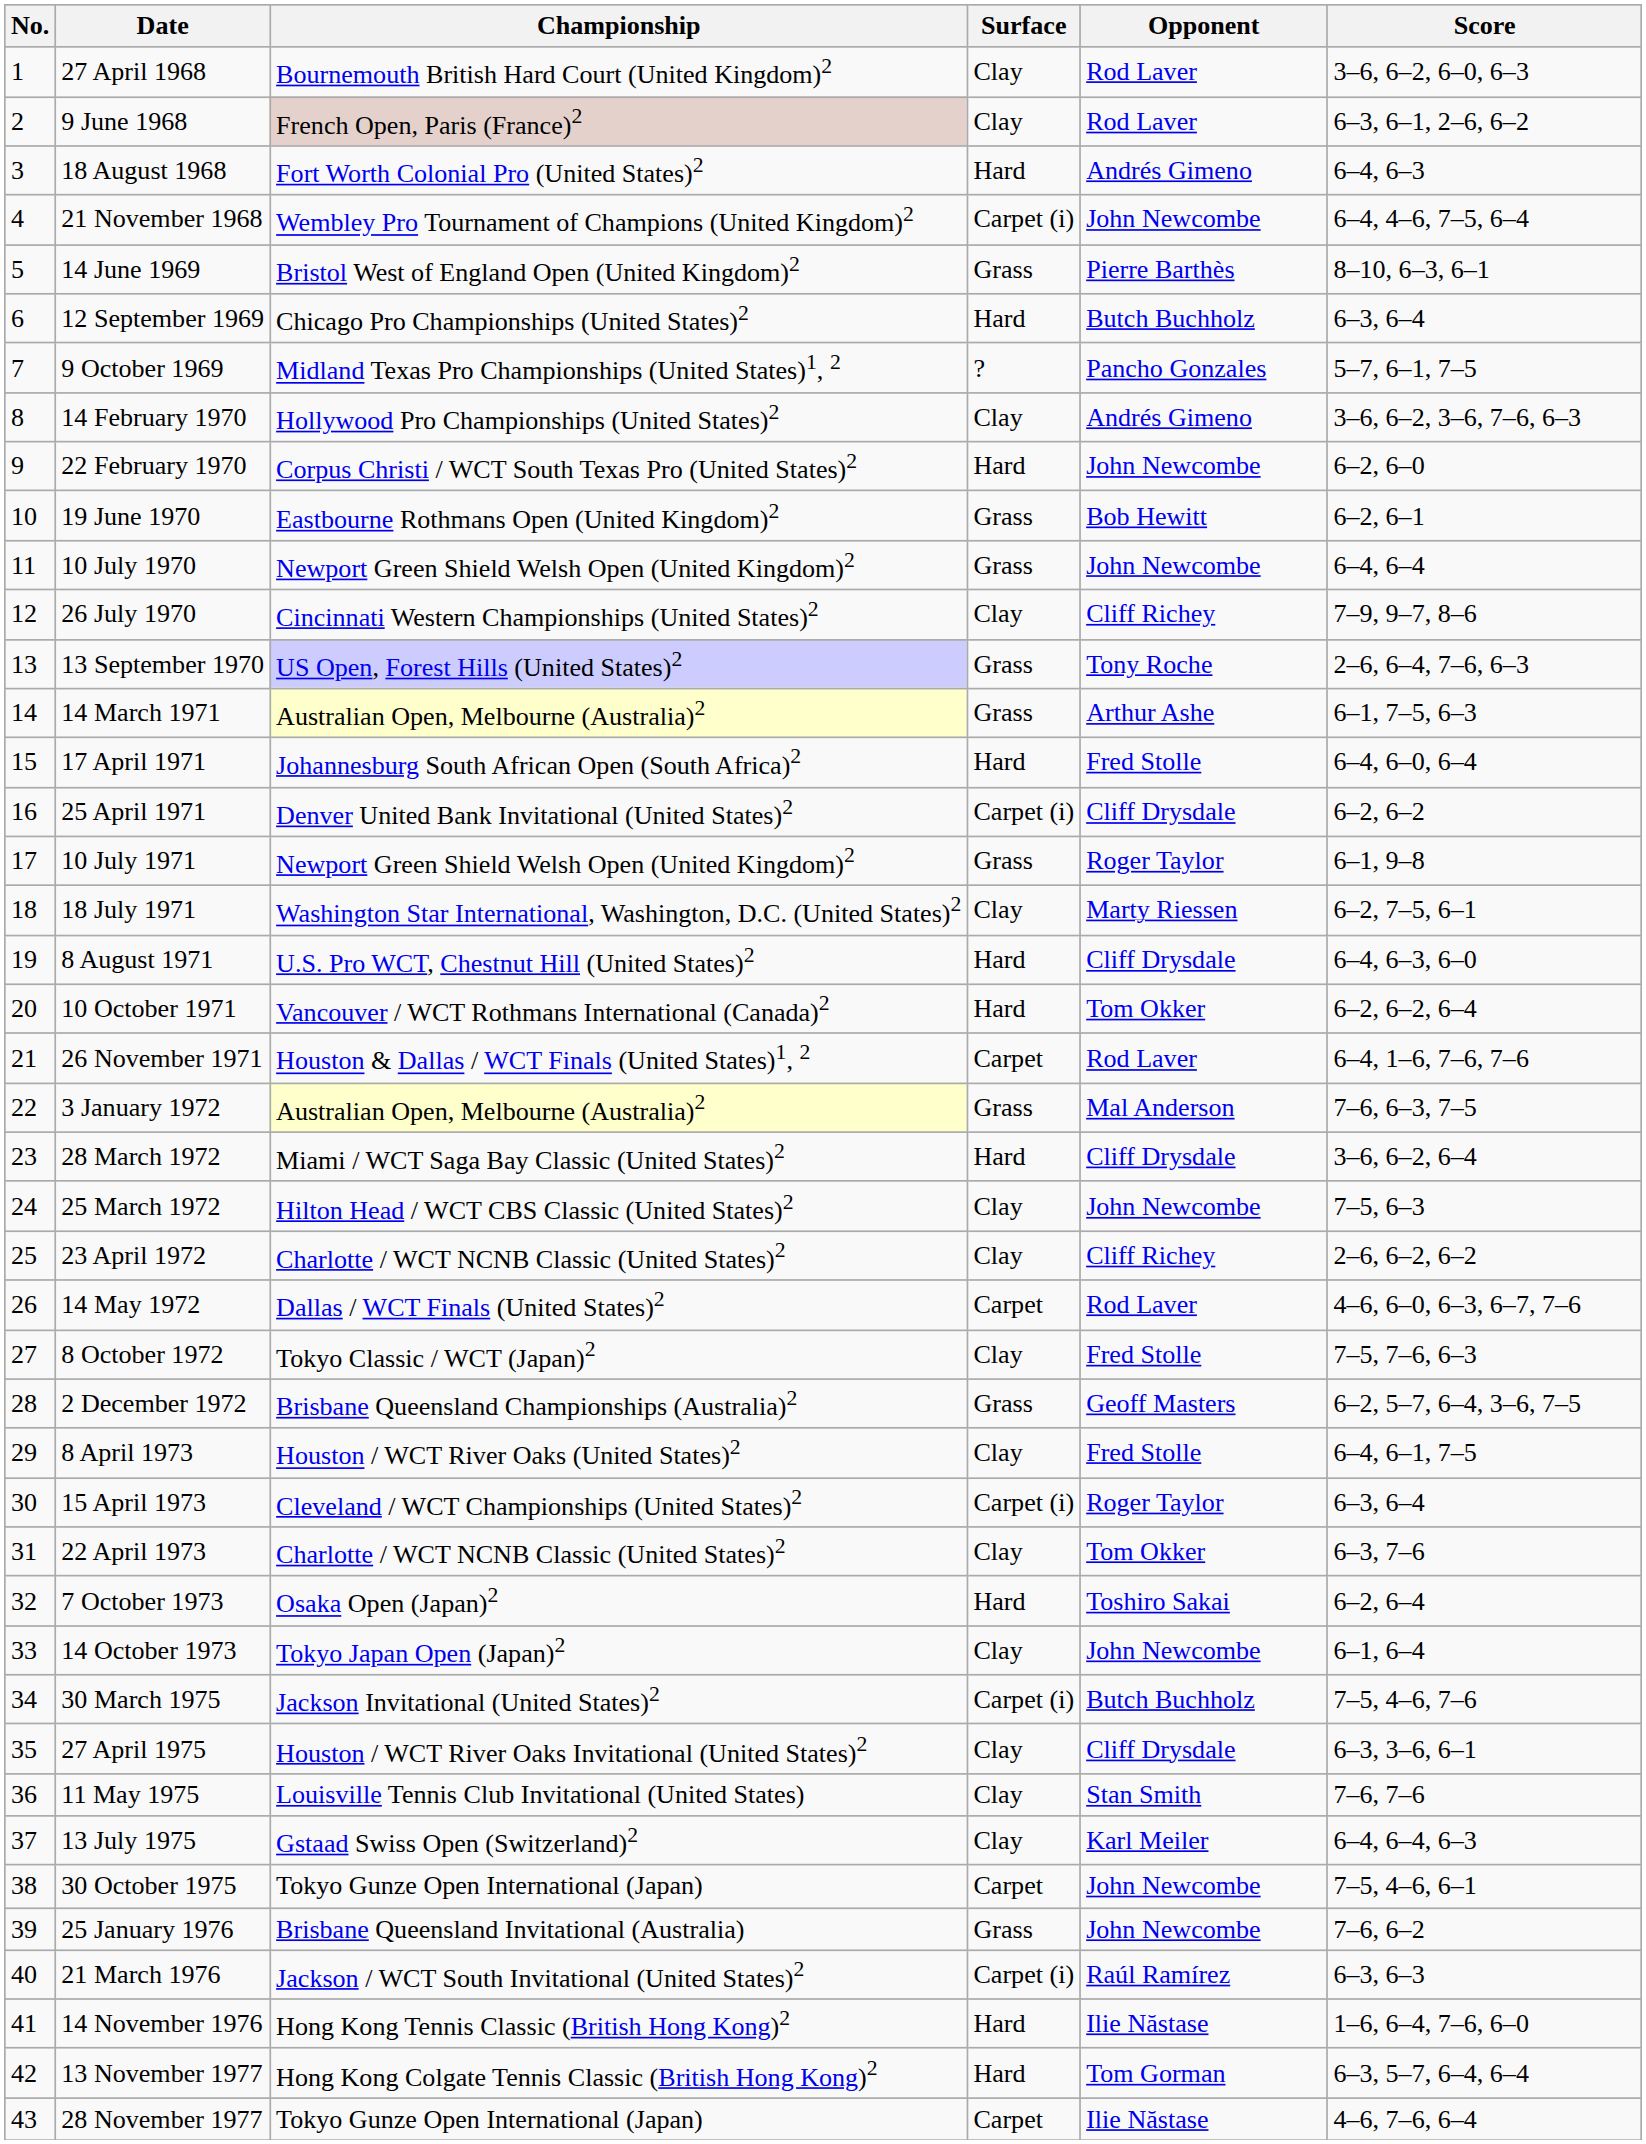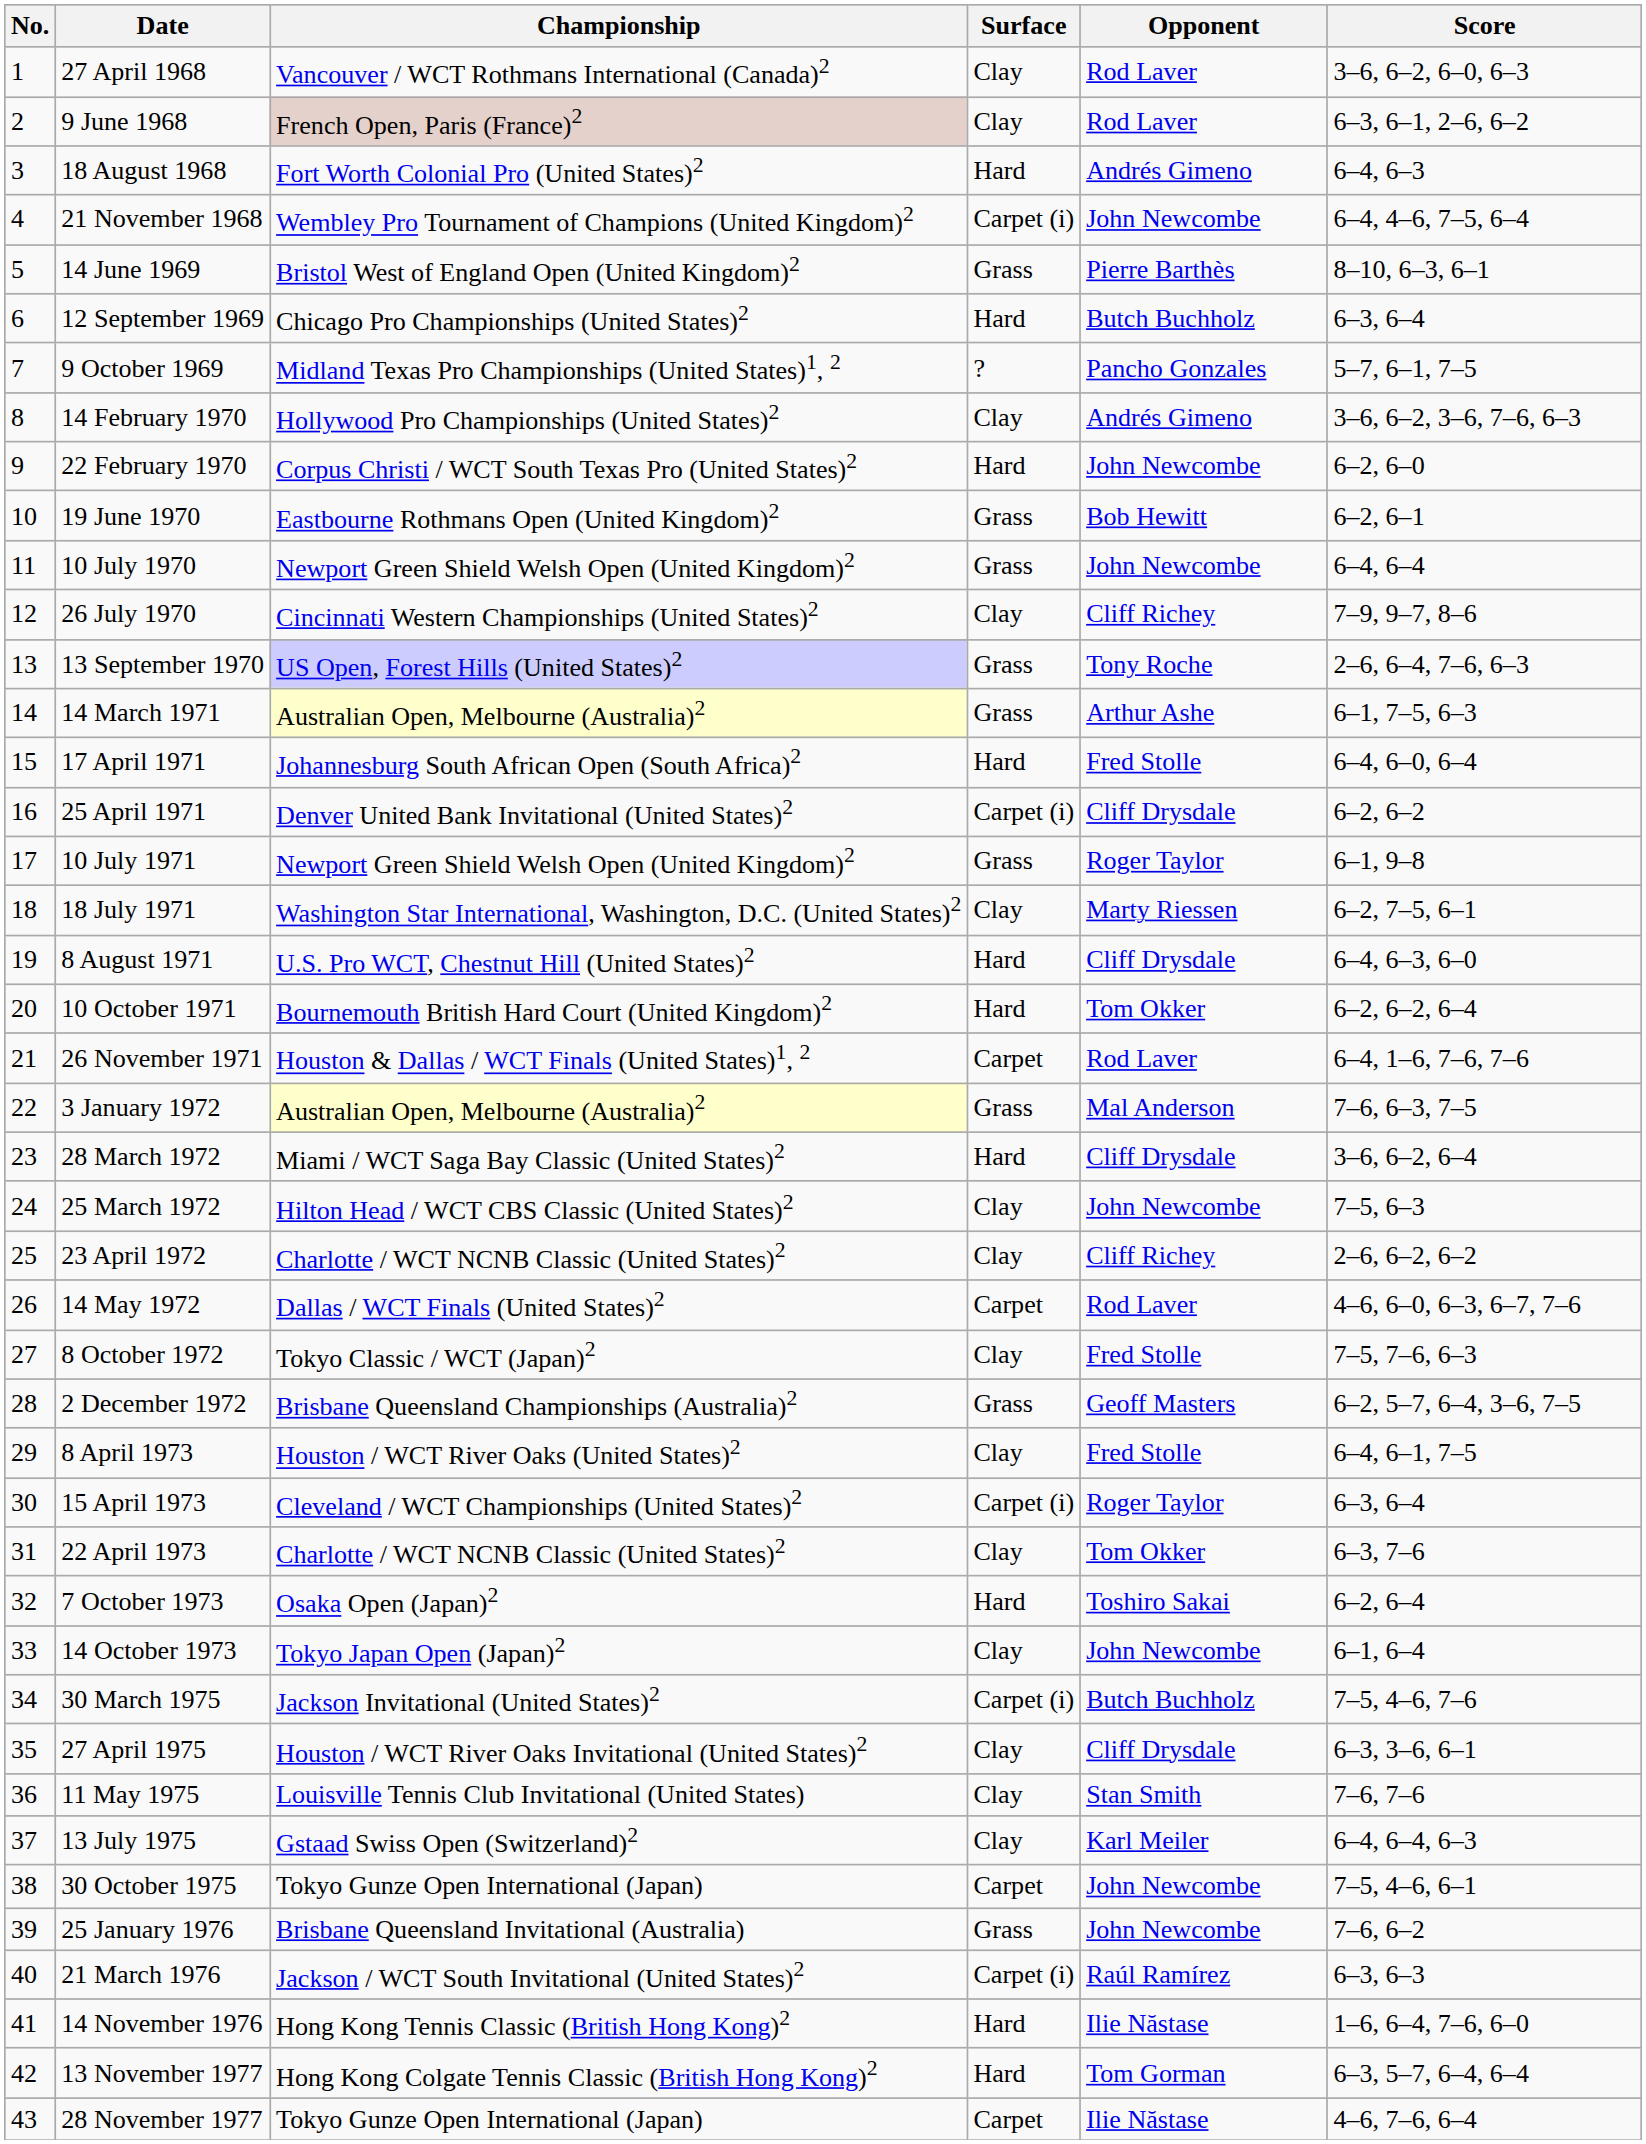(554, 70) Bournemouth British Hard Court (United Kingdom)2 -> (553, 70) Vancouver / WCT Rothmans International (Canada)2
(553, 1008) Vancouver / WCT Rothmans International (Canada)2 -> (554, 1008) Bournemouth British Hard Court (United Kingdom)2
